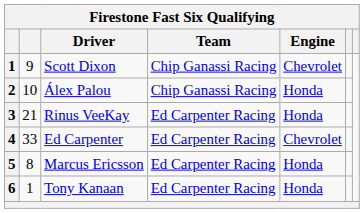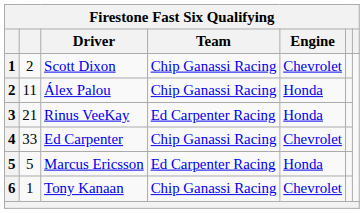(30, 66) 9 -> (30, 66) 2
(30, 90) 10 -> (30, 90) 11
(213, 139) Ed Carpenter Racing -> (213, 139) Chip Ganassi Racing
(30, 164) 8 -> (30, 164) 5
(213, 188) Ed Carpenter Racing -> (213, 188) Chip Ganassi Racing
(303, 188) Honda -> (313, 188) Chevrolet
